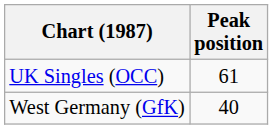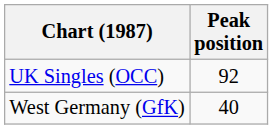(229, 75) 61 -> (229, 75) 92
